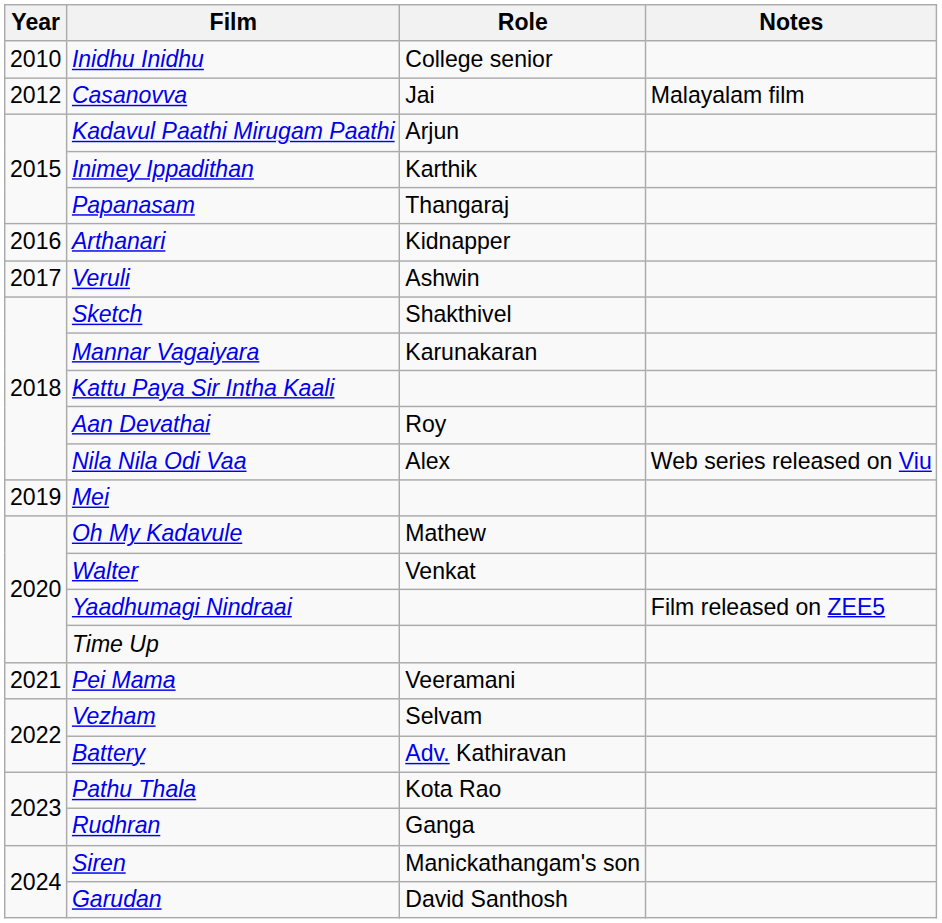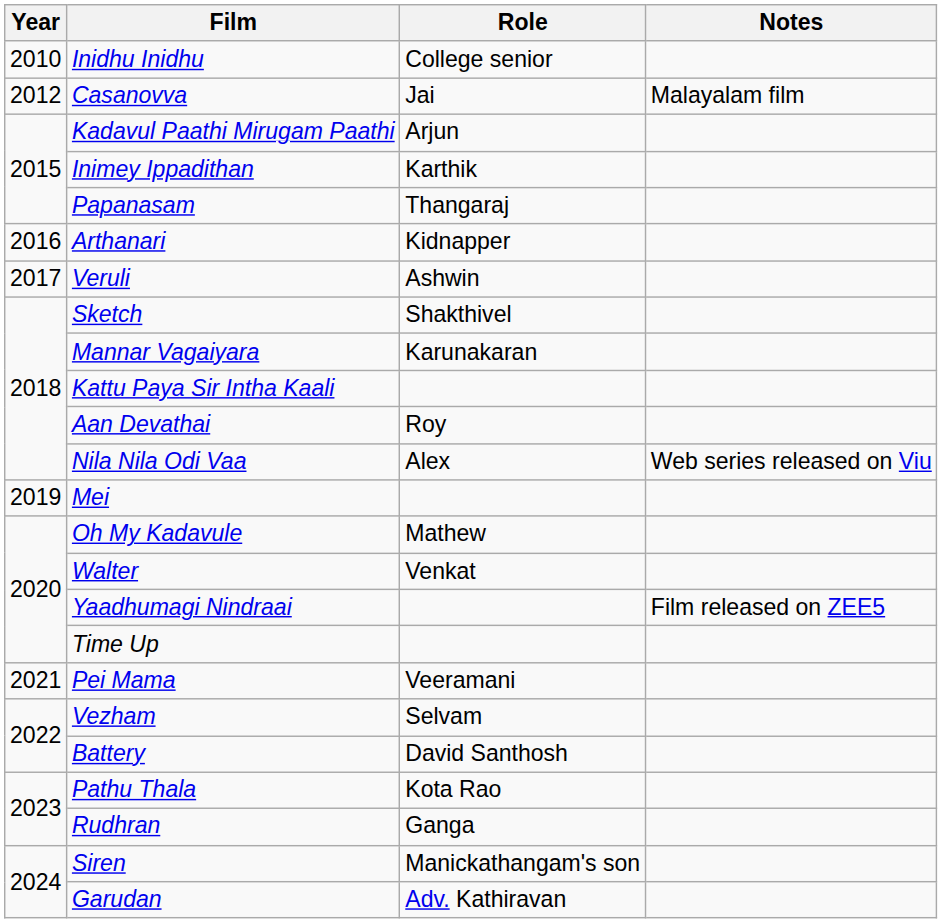(486, 753) Adv. Kathiravan -> (487, 753) David Santhosh
(487, 899) David Santhosh -> (486, 899) Adv. Kathiravan
